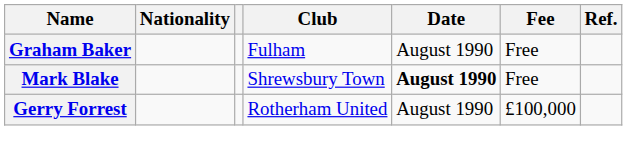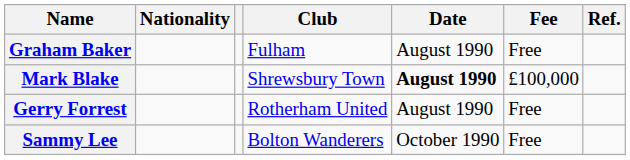(522, 79) Free -> (544, 79) £100,000
(540, 109) £100,000 -> (525, 109) Free
+ row: (70, 139)
